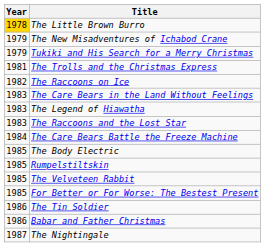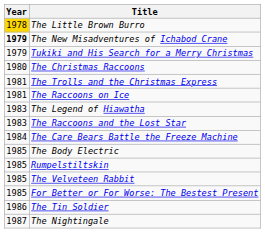(17, 39) normal -> (17, 39) bold
+ row: (88, 67)
(17, 81) 1982 -> (17, 95) 1981
- row: (142, 95)
- row: (98, 221)
